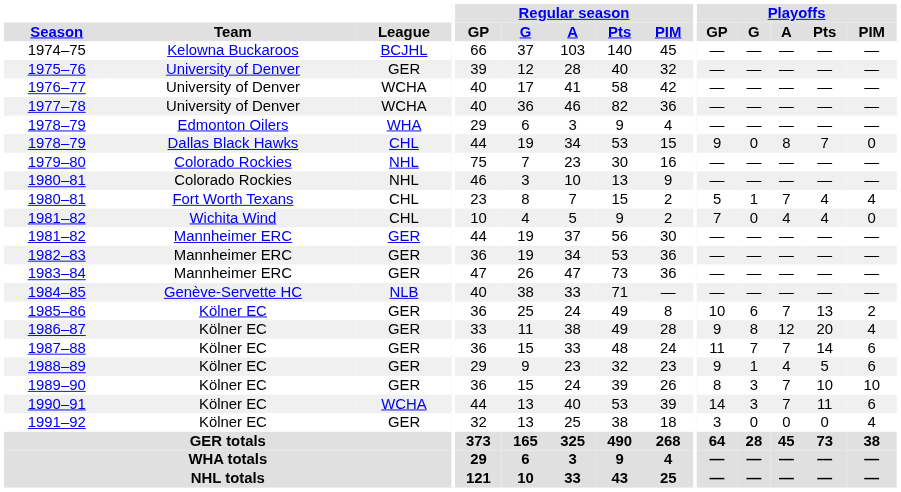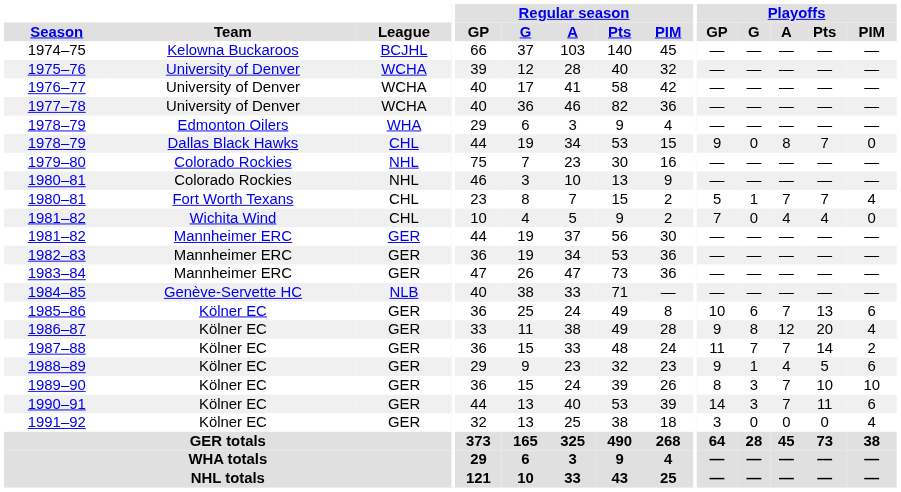(404, 69) GER -> (404, 69) WCHA
(825, 199) 4 -> (825, 199) 7
(872, 310) 2 -> (872, 310) 6
(872, 348) 6 -> (872, 348) 2
(404, 403) WCHA -> (404, 403) GER
